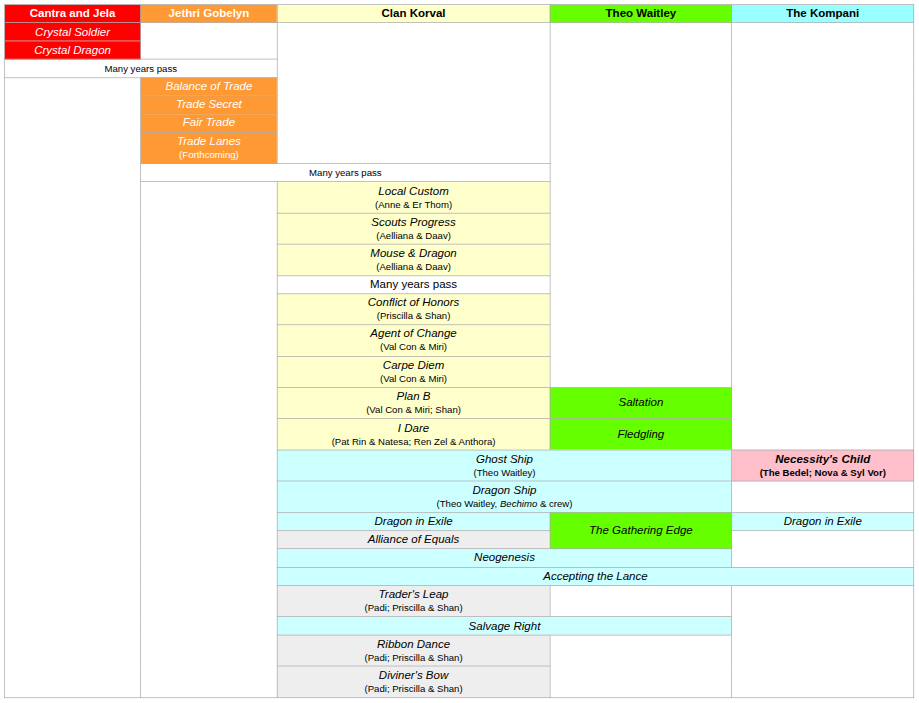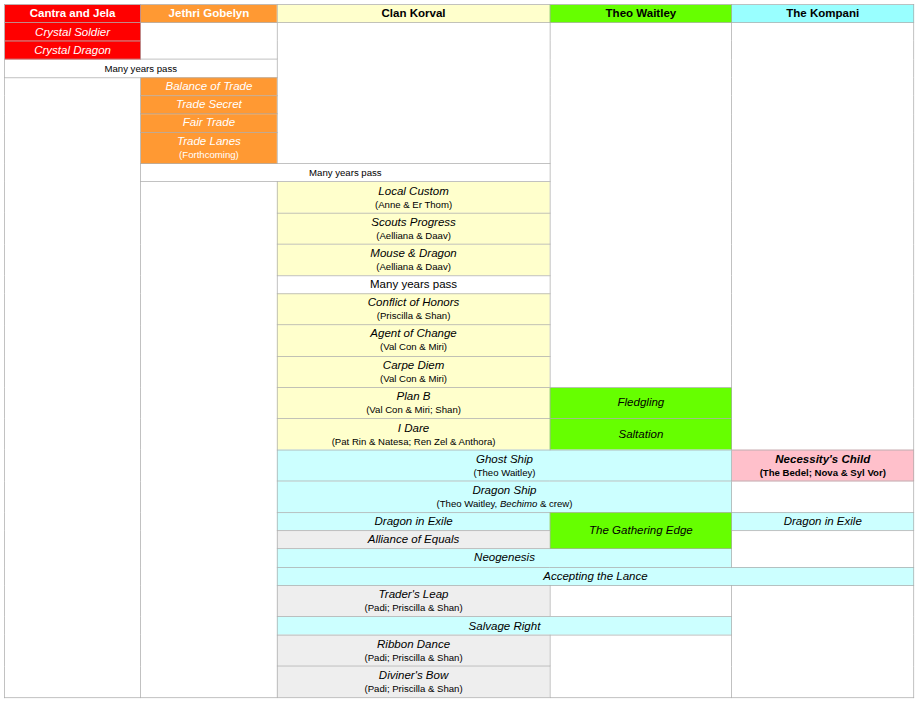(641, 403) Saltation -> (641, 403) Fledgling
(641, 434) Fledgling -> (641, 434) Saltation
